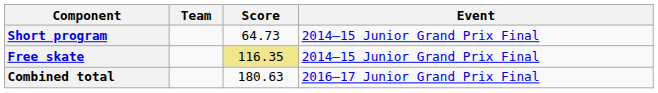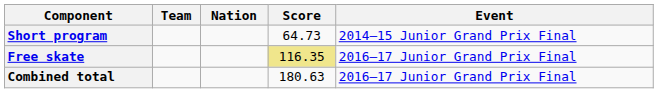+ column: (234, 15)
(421, 56) 2014–15 Junior Grand Prix Final -> (458, 56) 2016–17 Junior Grand Prix Final
